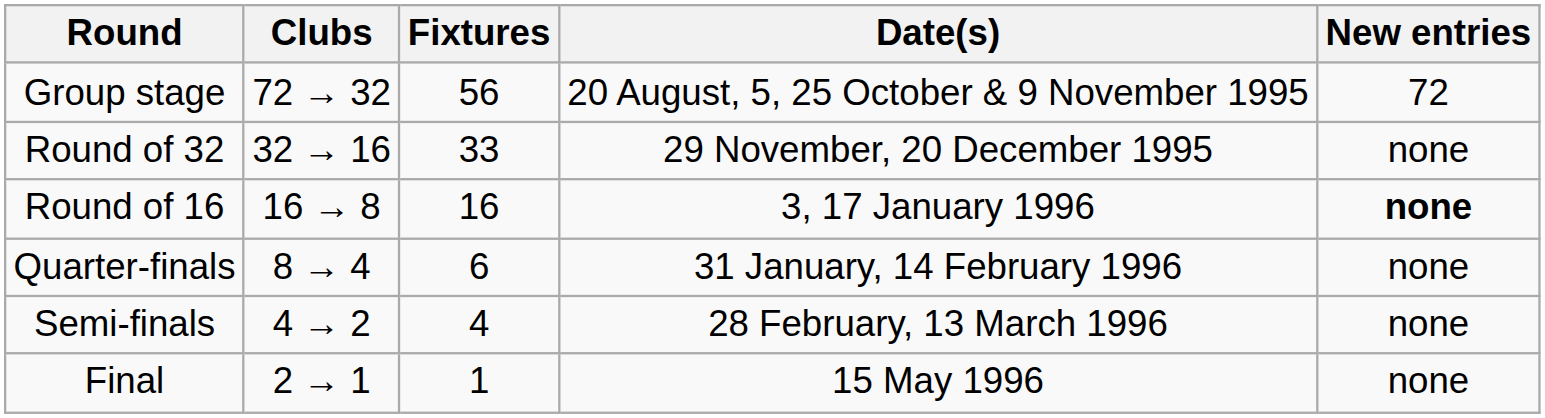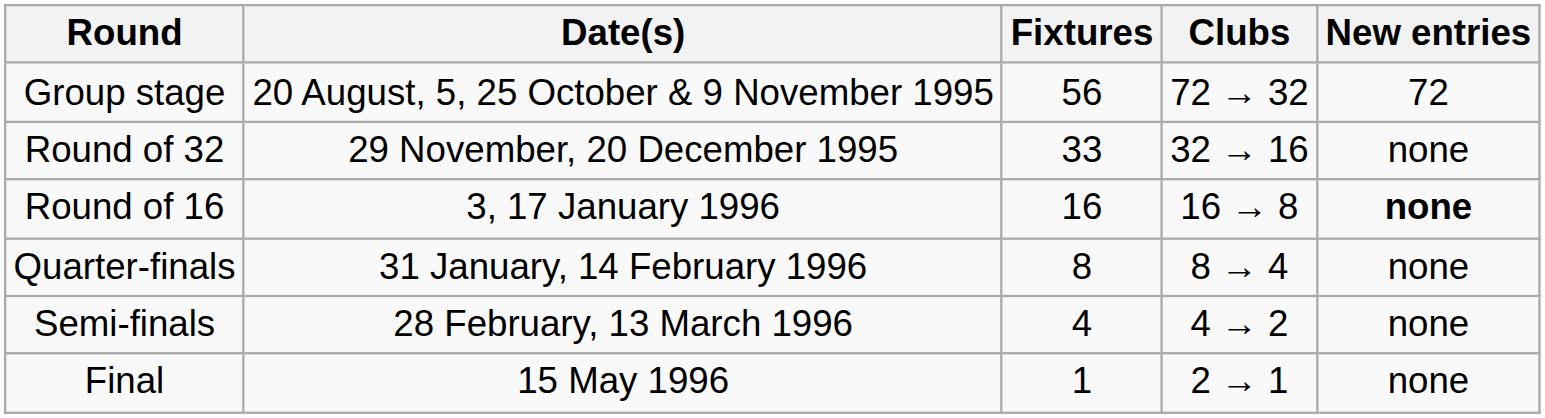columns swapped: (938, 33) <-> (322, 33)
(479, 265) 6 -> (1082, 265) 8
